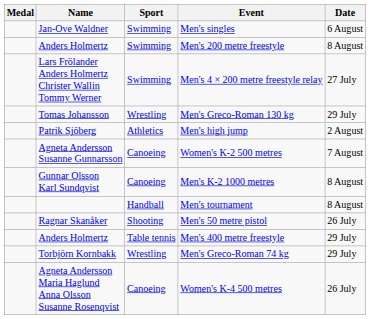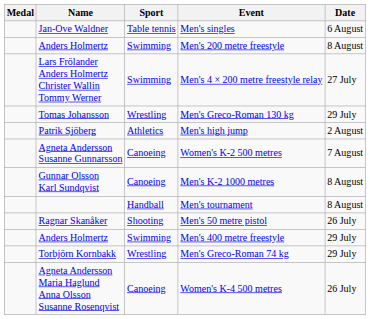(149, 29) Swimming -> (151, 29) Table tennis
(151, 237) Table tennis -> (149, 237) Swimming
